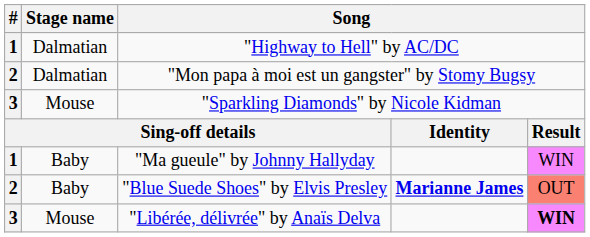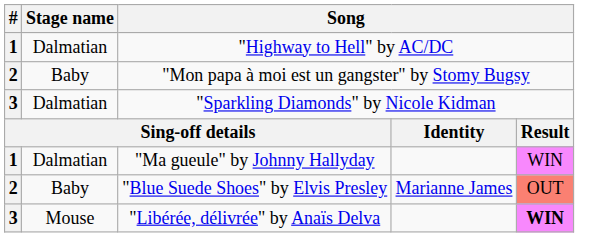(70, 75) Dalmatian -> (70, 75) Baby
(70, 103) Mouse -> (70, 103) Dalmatian
(70, 160) Baby -> (70, 160) Dalmatian
(459, 189) bold -> (454, 189) normal
